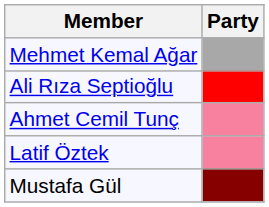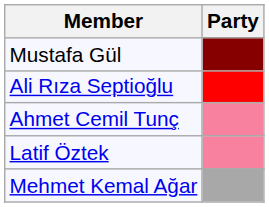rows swapped: (103, 54) <-> (65, 185)
